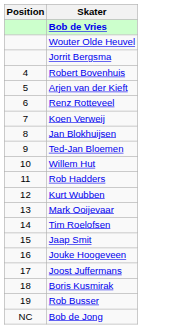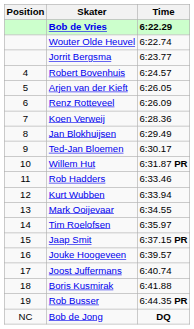+ column: (164, 12)
